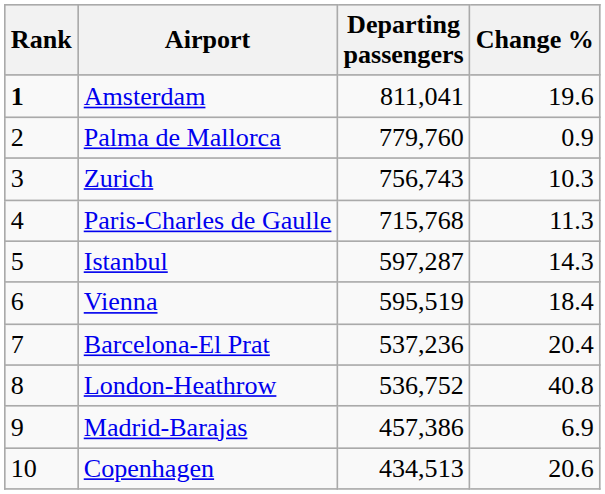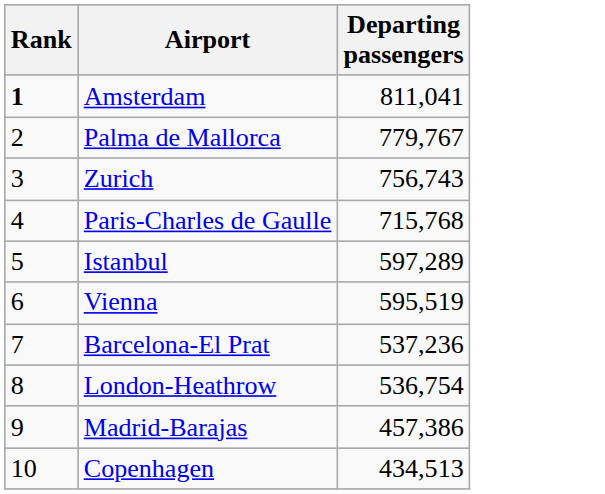- column: (535, 39)
(421, 137) 779,760 -> (421, 137) 779,767
(421, 261) 597,287 -> (421, 261) 597,289
(421, 385) 536,752 -> (421, 385) 536,754
